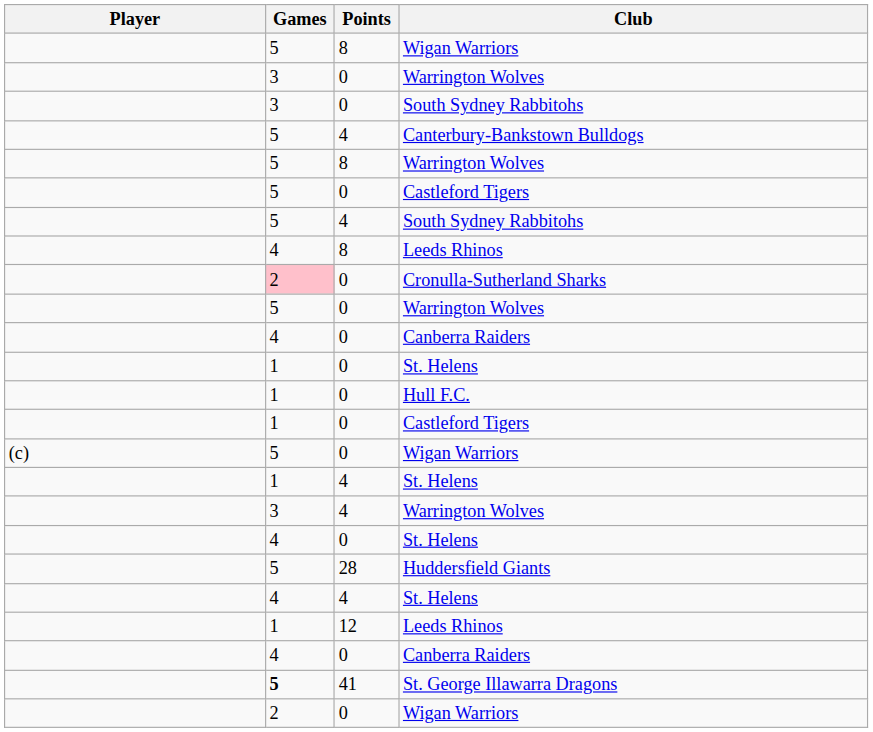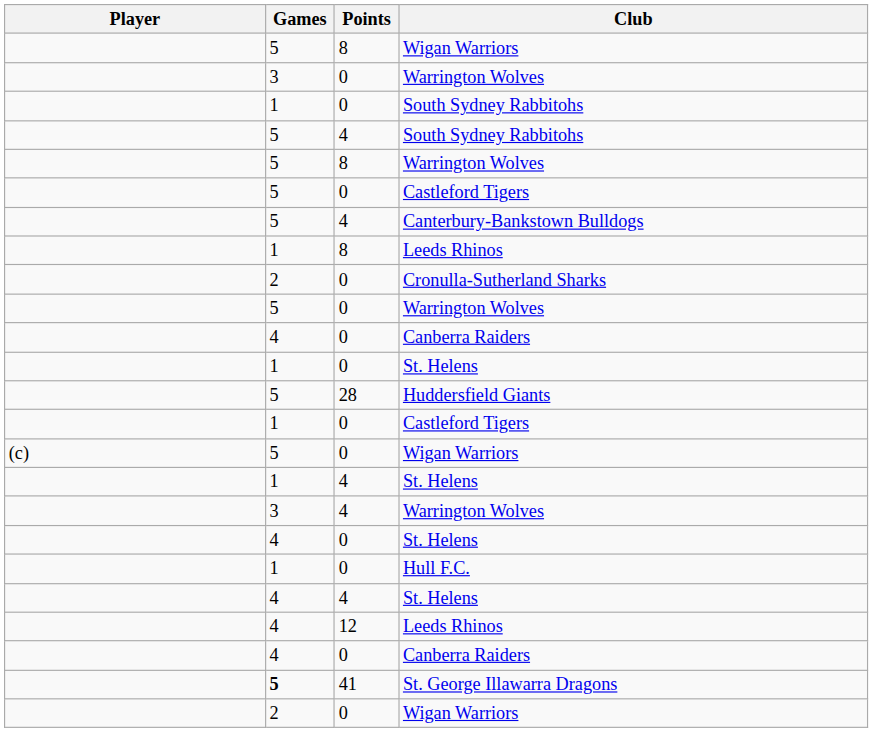(274, 105) 3 -> (274, 105) 1
rows swapped: (343, 221) <-> (343, 134)
(274, 250) 4 -> (274, 250) 1
(274, 279) pink background -> (274, 279) no background
rows swapped: (348, 568) <-> (343, 395)
(274, 626) 1 -> (274, 626) 4
